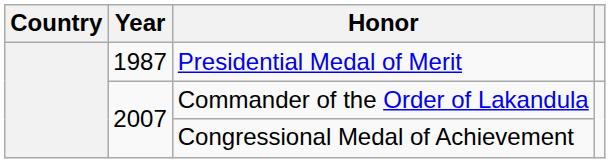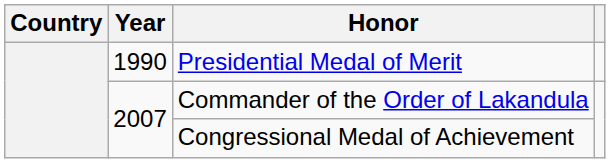(140, 61) 1987 -> (140, 61) 1990
